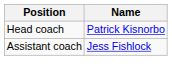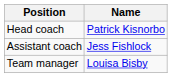+ row: (43, 64)
